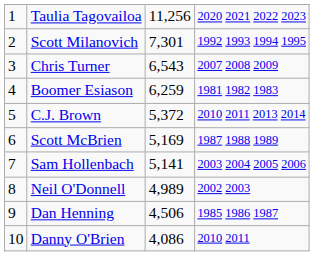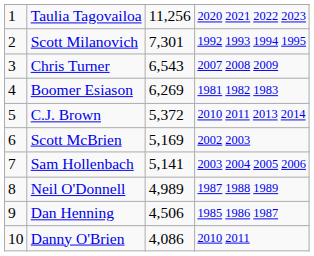(166, 90) 6,259 -> (166, 90) 6,269
(238, 139) 1987 1988 1989 -> (224, 139) 2002 2003
(224, 189) 2002 2003 -> (238, 189) 1987 1988 1989
